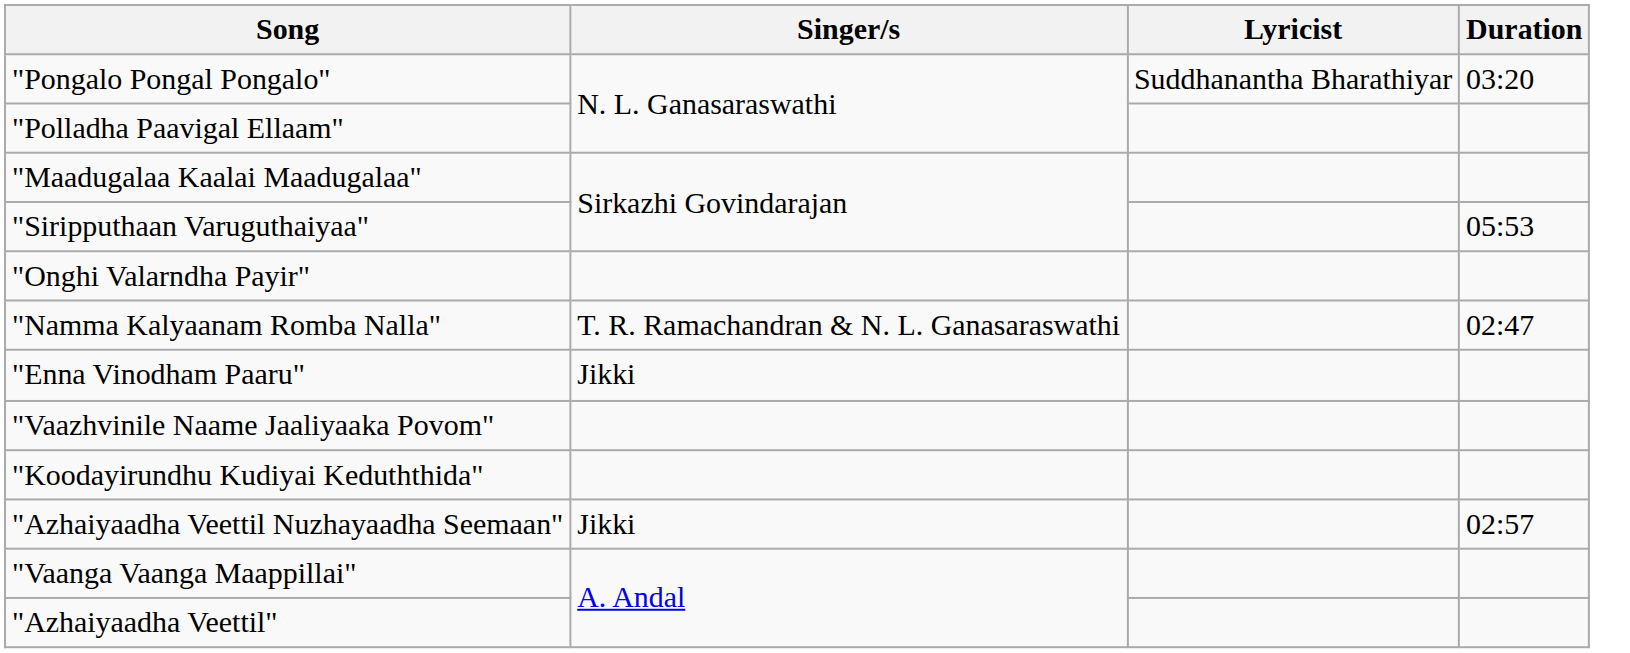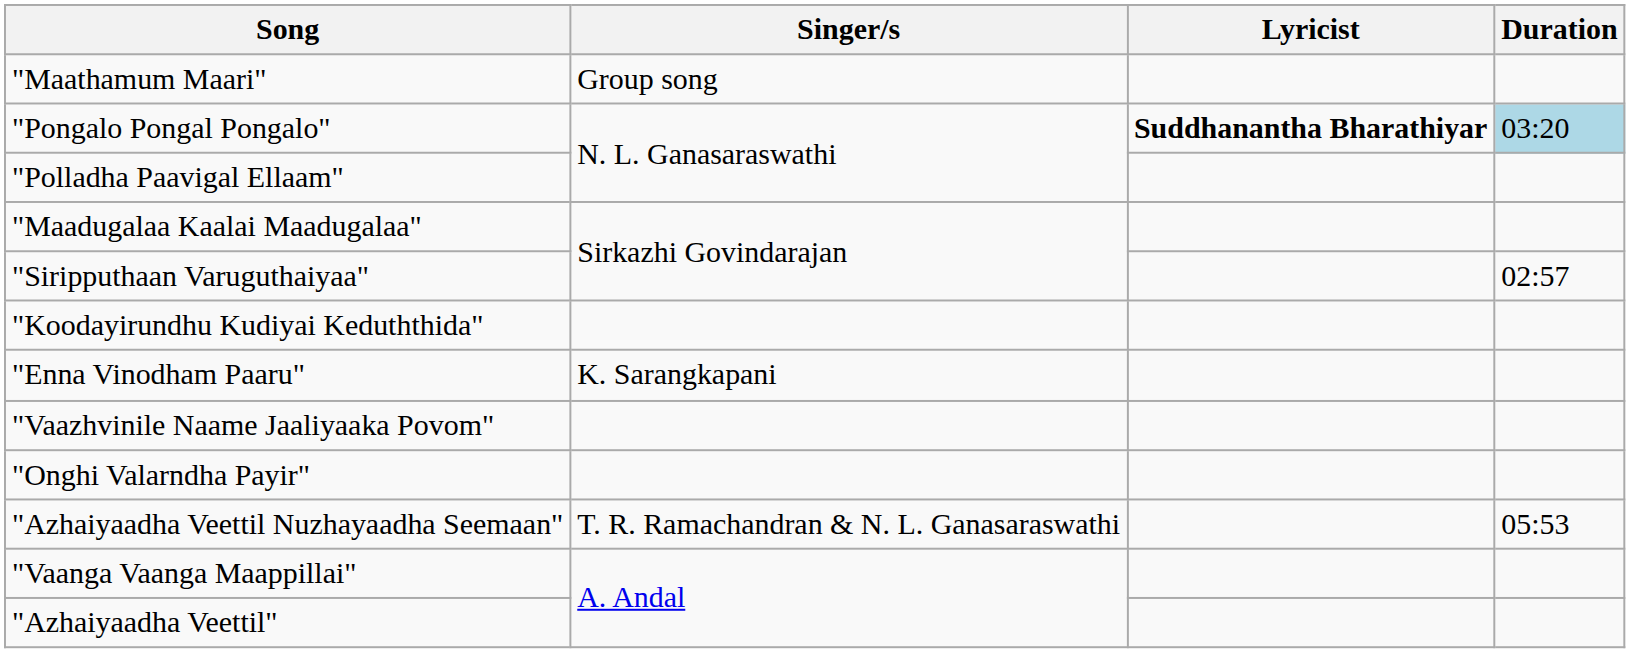+ row: (139, 78)
(1293, 78) normal -> (1311, 128) bold
(1500, 78) no background -> (1535, 128) lightblue background
(1500, 226) 05:53 -> (1535, 276) 02:57
rows swapped: (161, 276) <-> (248, 473)
- row: (226, 325)
(606, 374) Jikki -> (677, 374) K. Sarangkapani
(606, 523) Jikki -> (849, 523) T. R. Ramachandran & N. L. Ganasaraswathi
(1500, 523) 02:57 -> (1535, 523) 05:53
